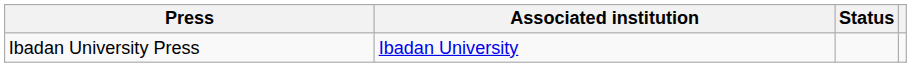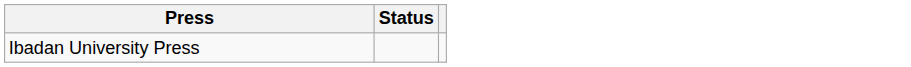- column: (605, 18)
